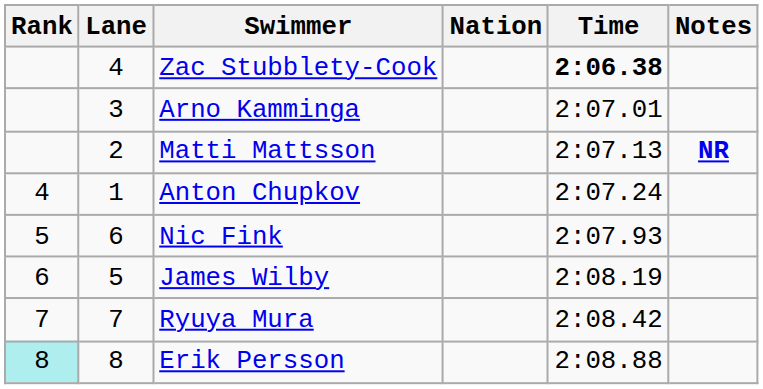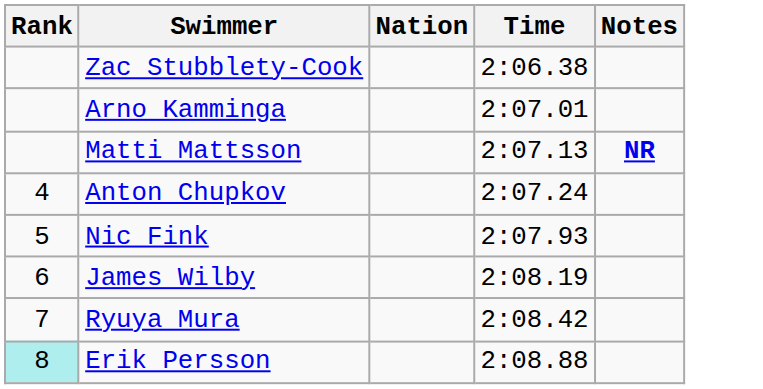- column: (116, 26)
(609, 68) bold -> (535, 68) normal
